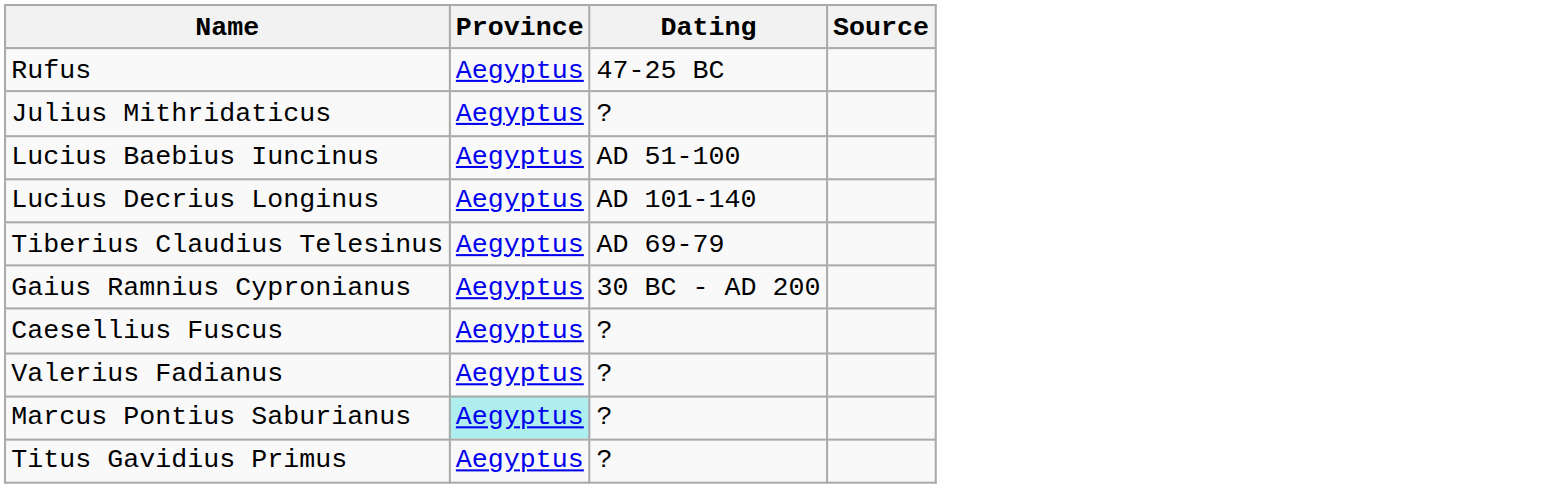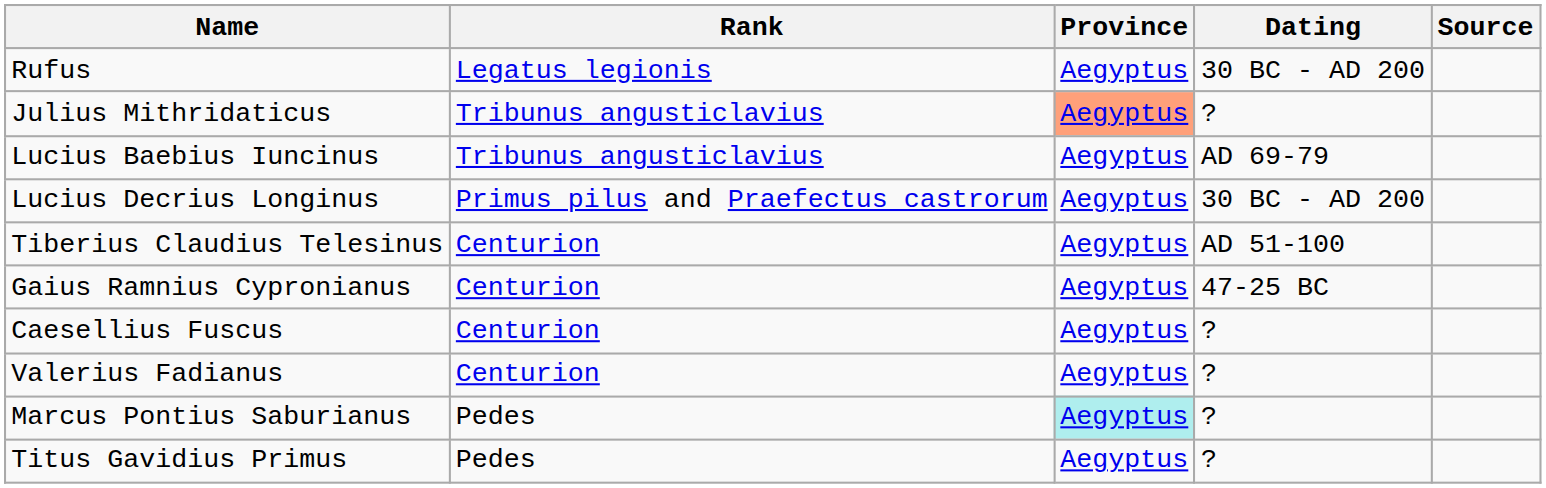+ column: (752, 27)
(660, 70) 47-25 BC -> (1313, 70) 30 BC - AD 200
(520, 114) no background -> (1124, 114) lightsalmon background
(668, 157) AD 51-100 -> (1265, 157) AD 69-79
(676, 200) AD 101-140 -> (1313, 200) 30 BC - AD 200
(660, 244) AD 69-79 -> (1273, 244) AD 51-100
(708, 287) 30 BC - AD 200 -> (1265, 287) 47-25 BC
